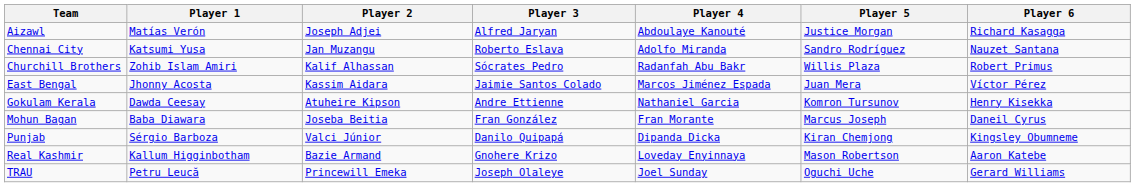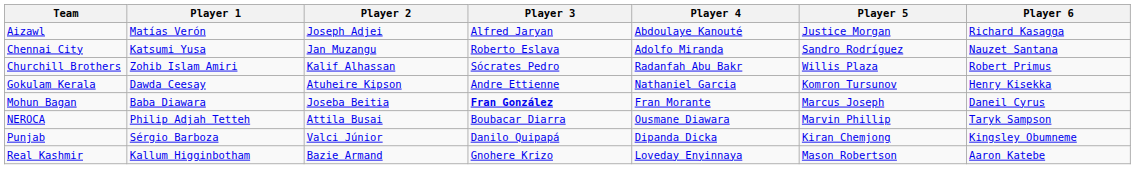- row: (42, 84)
(516, 119) normal -> (512, 101) bold
+ row: (26, 119)
- row: (20, 172)
